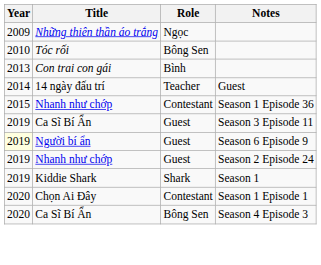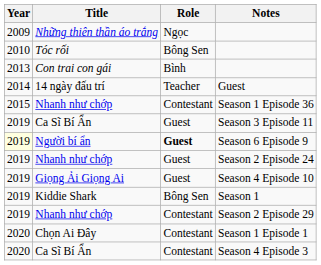(177, 141) normal -> (178, 141) bold
+ row: (80, 178)
(177, 178) Shark -> (186, 196) Bông Sen
+ row: (74, 214)
(186, 214) Bông Sen -> (188, 251) Contestant
